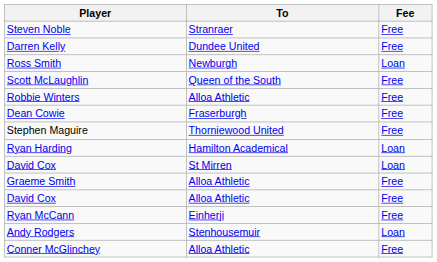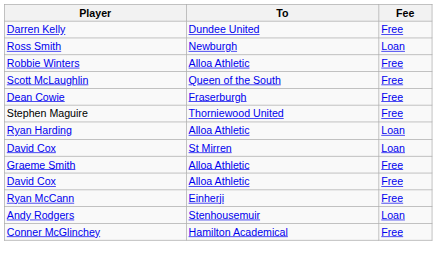- row: (39, 30)
rows swapped: (48, 80) <-> (43, 97)
(238, 148) Hamilton Academical -> (219, 131) Alloa Athletic
(219, 249) Alloa Athletic -> (238, 232) Hamilton Academical
